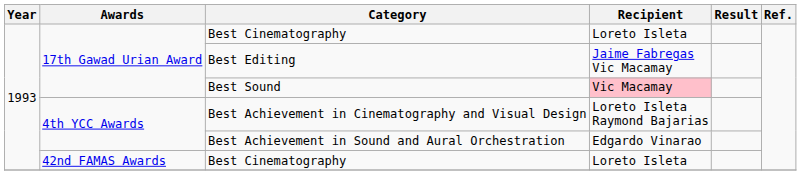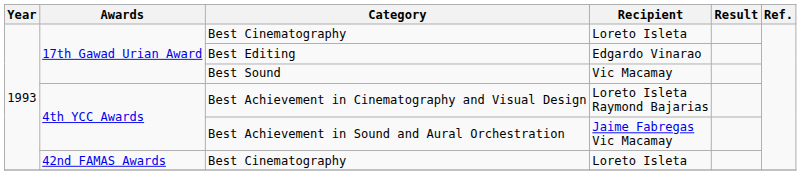(643, 61) Jaime Fabregas Vic Macamay -> (647, 54) Edgardo Vinarao
(632, 87) pink background -> (632, 73) no background
(647, 141) Edgardo Vinarao -> (643, 134) Jaime Fabregas Vic Macamay
